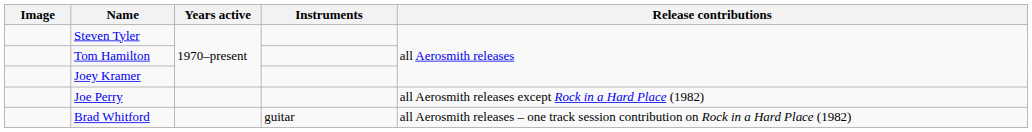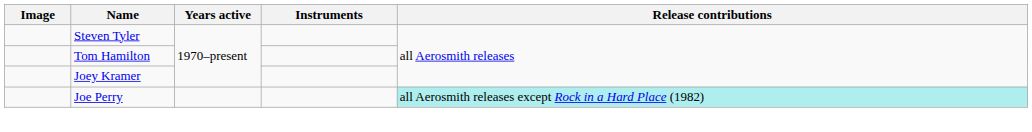(552, 96) no background -> (552, 96) paleturquoise background
- row: (112, 117)
